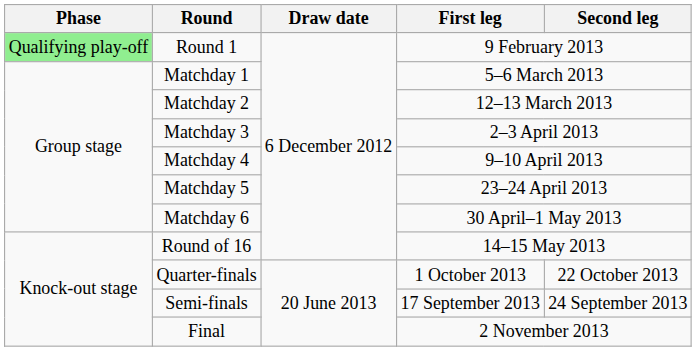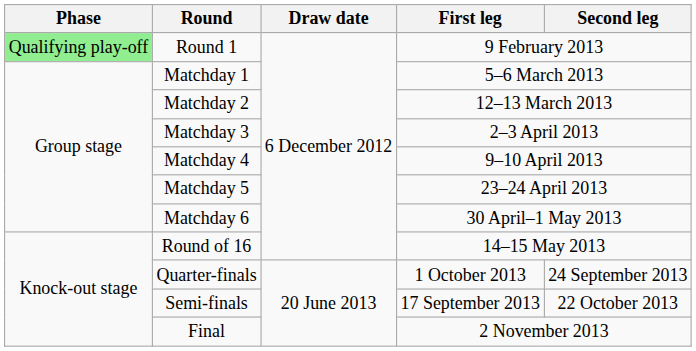(618, 274) 22 October 2013 -> (618, 274) 24 September 2013
(618, 302) 24 September 2013 -> (618, 302) 22 October 2013
